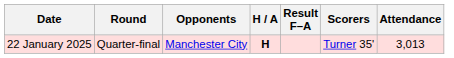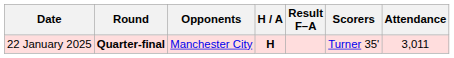(128, 44) normal -> (131, 44) bold
(410, 44) 3,013 -> (415, 44) 3,011
